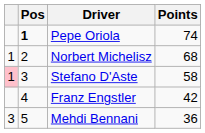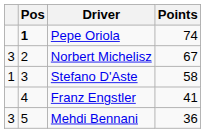(11, 56) 1 -> (11, 56) 3
(190, 56) 68 -> (190, 56) 67
(11, 77) pink background -> (11, 77) no background
(190, 98) 42 -> (190, 98) 41
